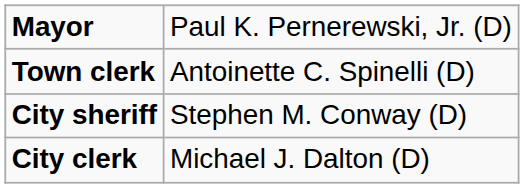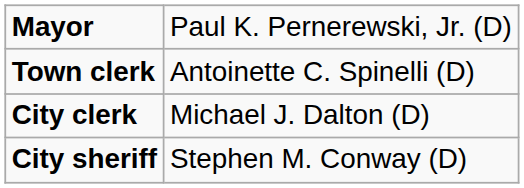rows swapped: (84, 115) <-> (74, 159)
